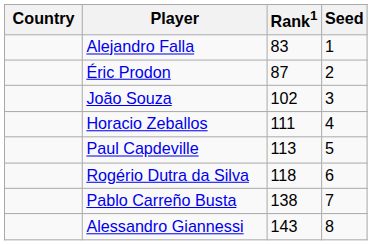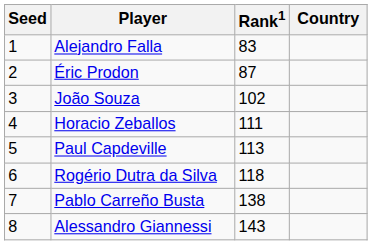columns swapped: (44, 19) <-> (344, 19)
